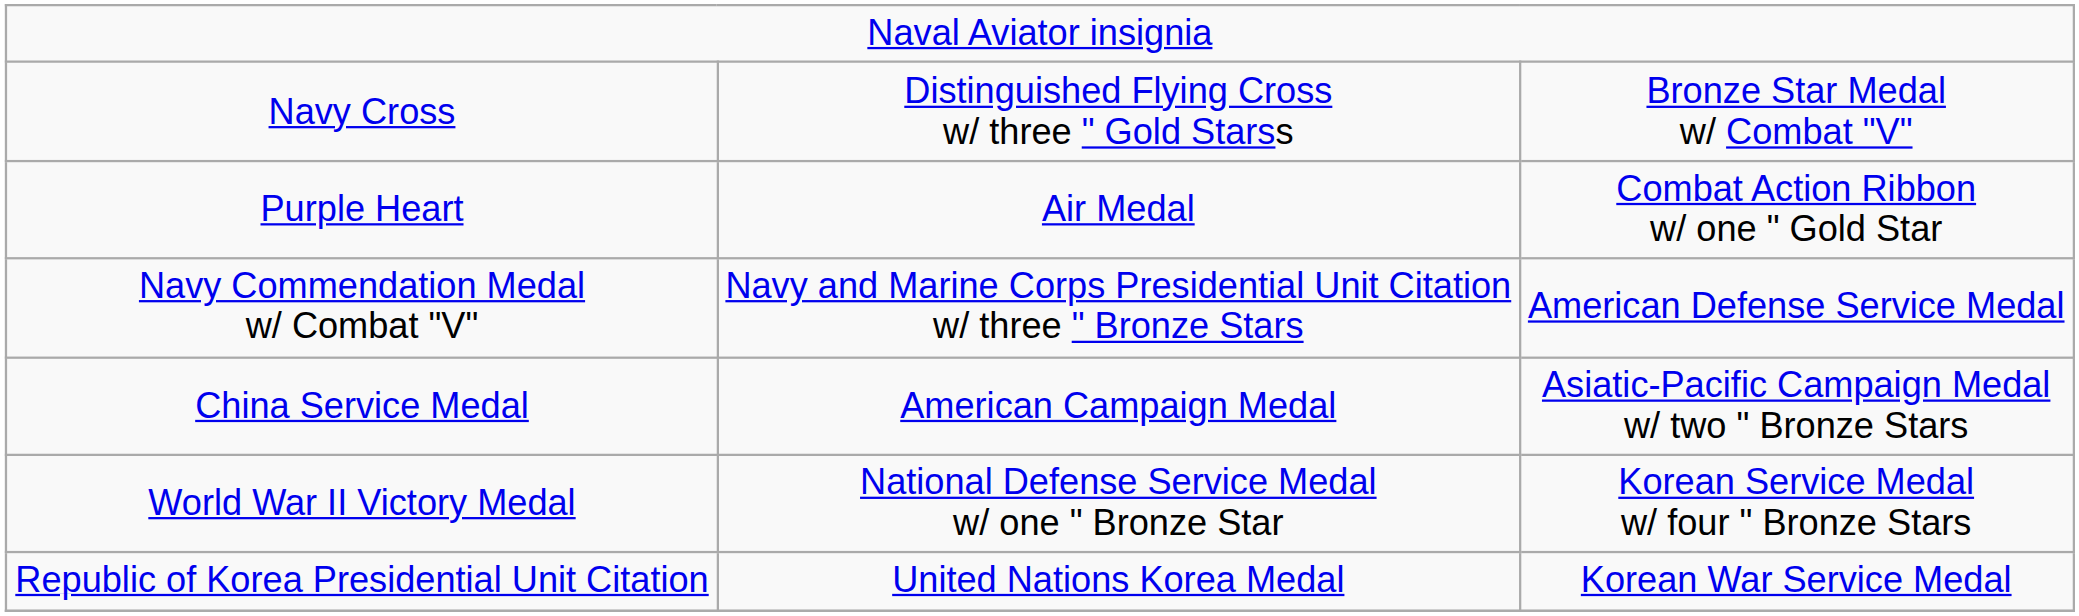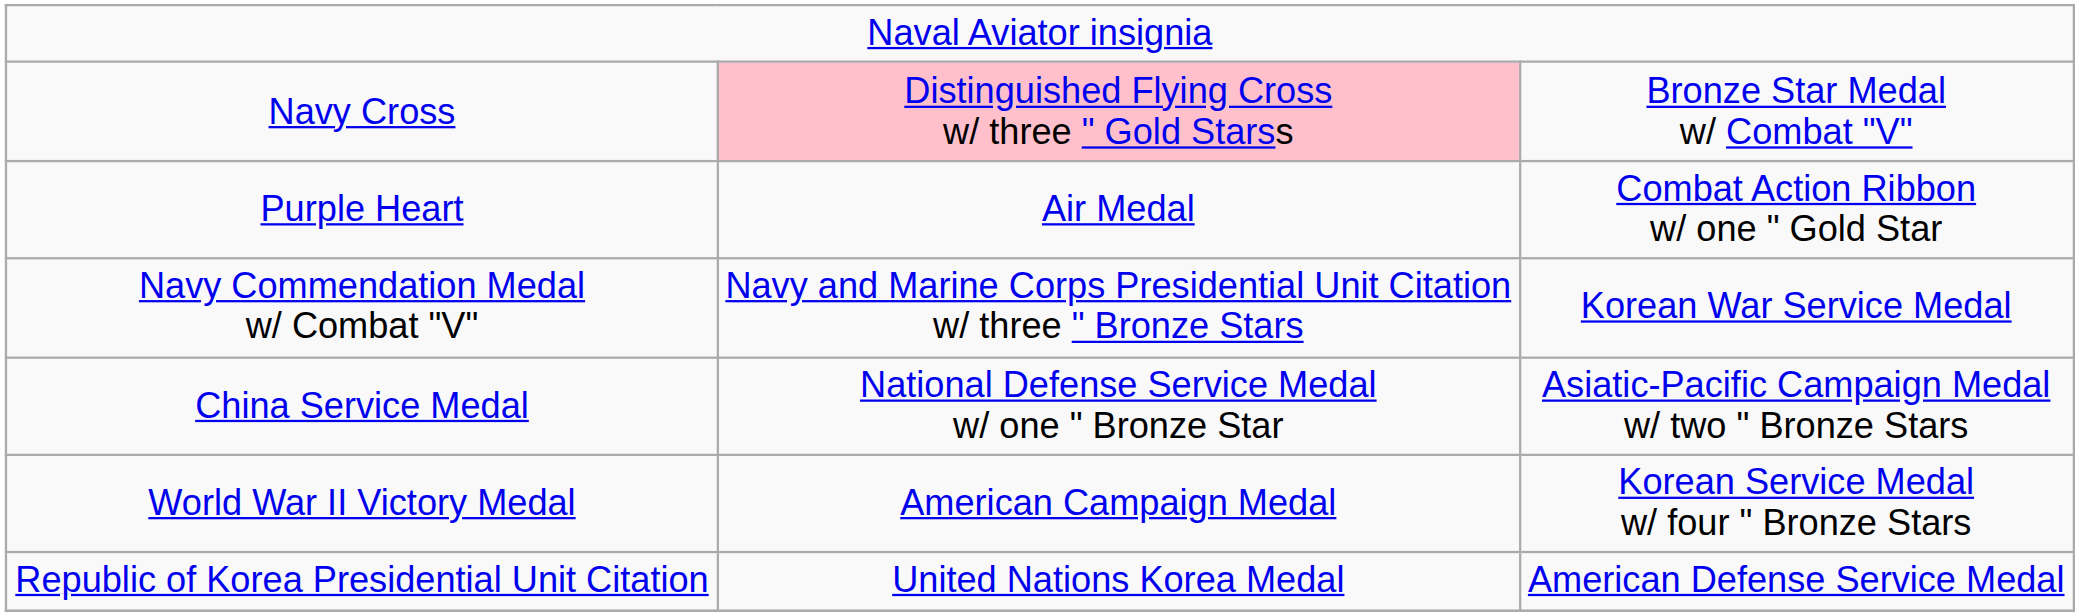(1118, 110) no background -> (1118, 110) pink background
(1796, 306) American Defense Service Medal -> (1796, 306) Korean War Service Medal
(1118, 404) American Campaign Medal -> (1118, 404) National Defense Service Medal w/ one " Bronze Star
(1118, 502) National Defense Service Medal w/ one " Bronze Star -> (1118, 502) American Campaign Medal
(1796, 580) Korean War Service Medal -> (1796, 580) American Defense Service Medal
